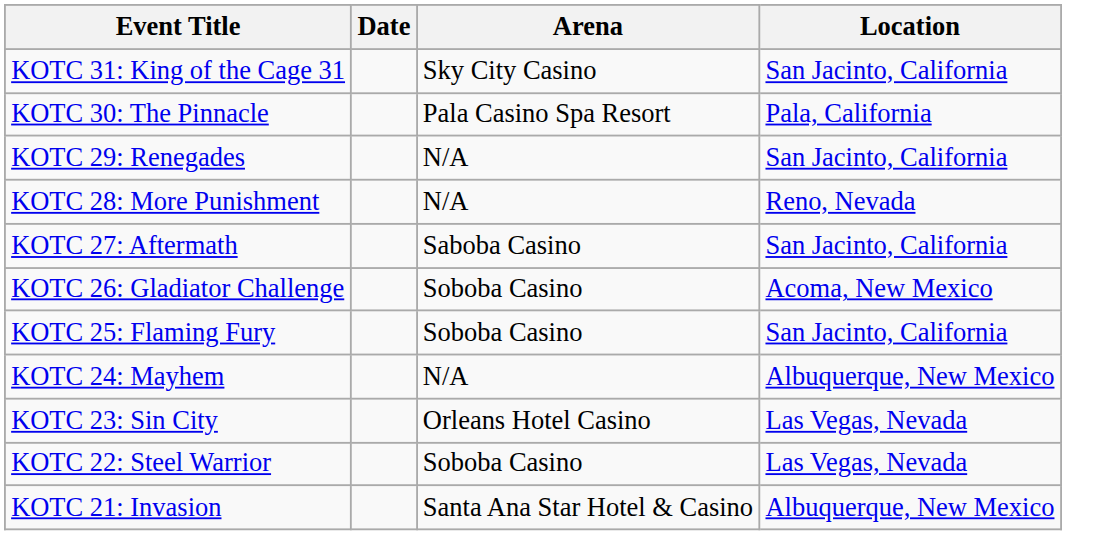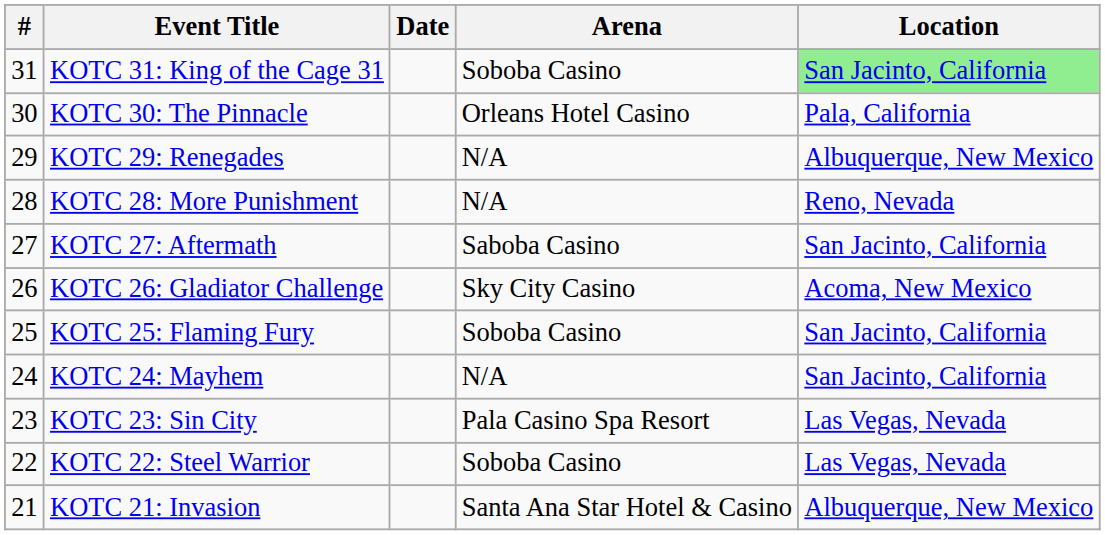+ column: (24, 26)
(510, 70) Sky City Casino -> (542, 70) Soboba Casino
(886, 70) no background -> (925, 70) lightgreen background
(547, 114) Pala Casino Spa Resort -> (576, 114) Orleans Hotel Casino
(886, 157) San Jacinto, California -> (949, 157) Albuquerque, New Mexico
(503, 288) Soboba Casino -> (549, 288) Sky City Casino
(910, 376) Albuquerque, New Mexico -> (925, 376) San Jacinto, California
(537, 420) Orleans Hotel Casino -> (586, 420) Pala Casino Spa Resort
